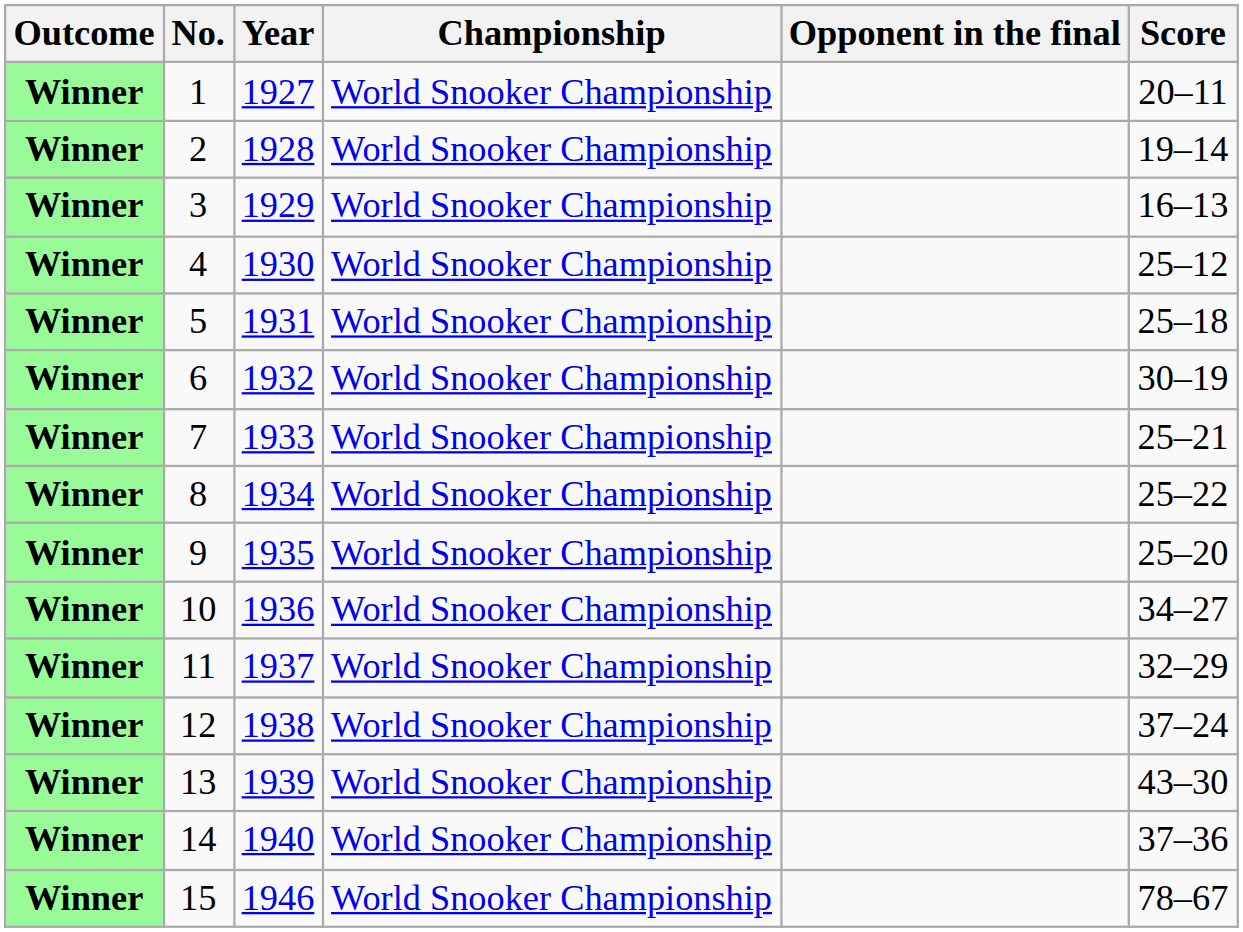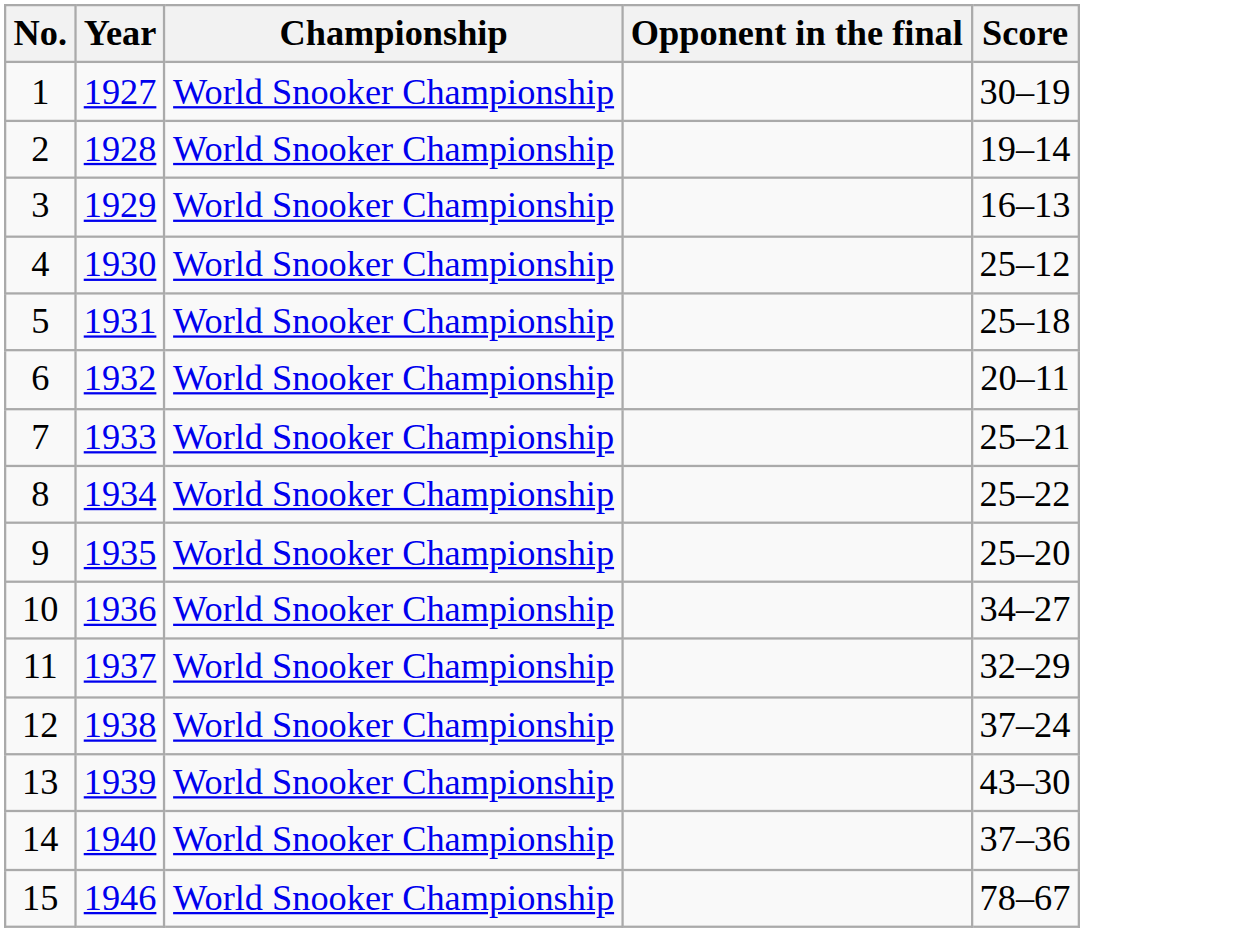- column: (84, 33)
(1183, 90) 20–11 -> (1025, 90) 30–19
(1183, 378) 30–19 -> (1025, 378) 20–11
